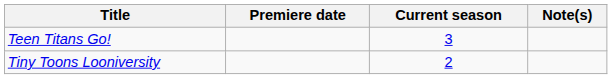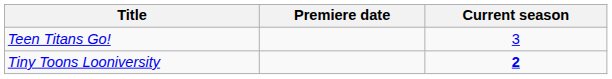- column: (567, 16)
(449, 62) normal -> (516, 62) bold
